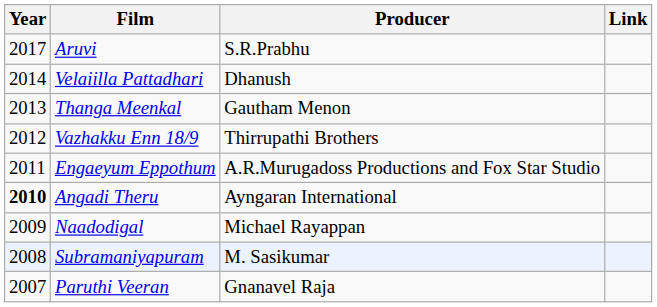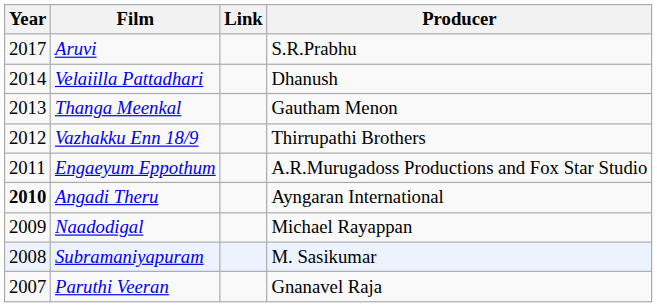columns swapped: (412, 19) <-> (628, 19)
